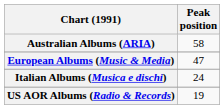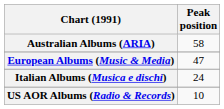(198, 95) 19 -> (198, 95) 10
